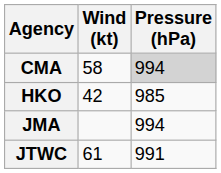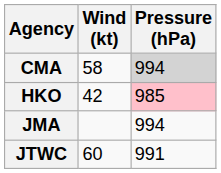(150, 96) no background -> (150, 96) pink background
(92, 153) 61 -> (92, 153) 60
